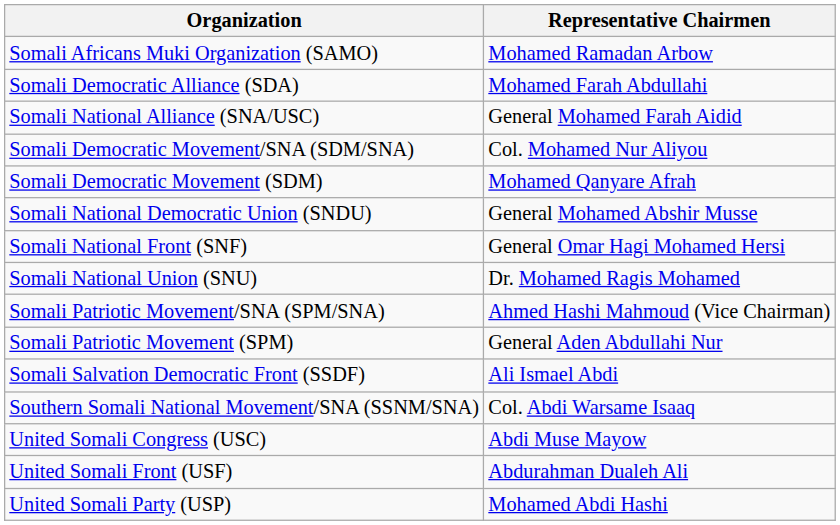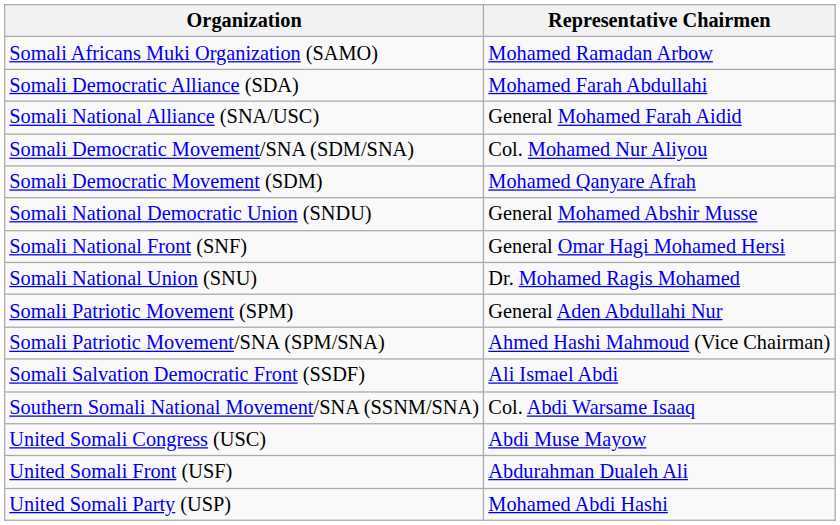rows swapped: (151, 342) <-> (197, 310)
